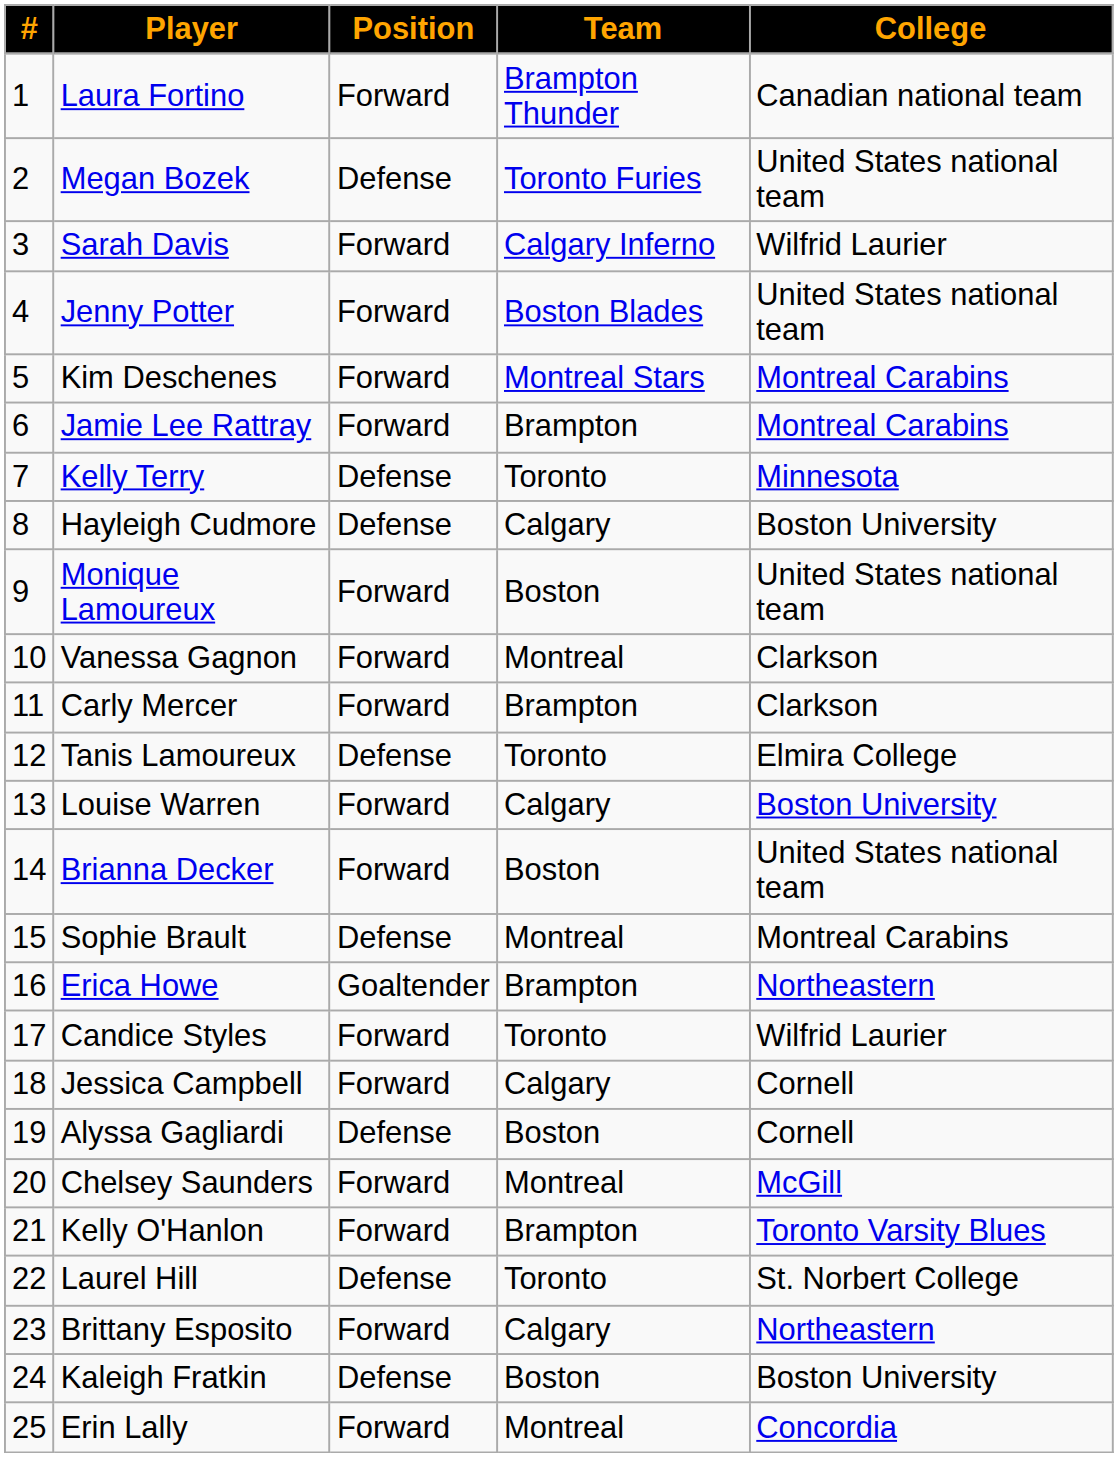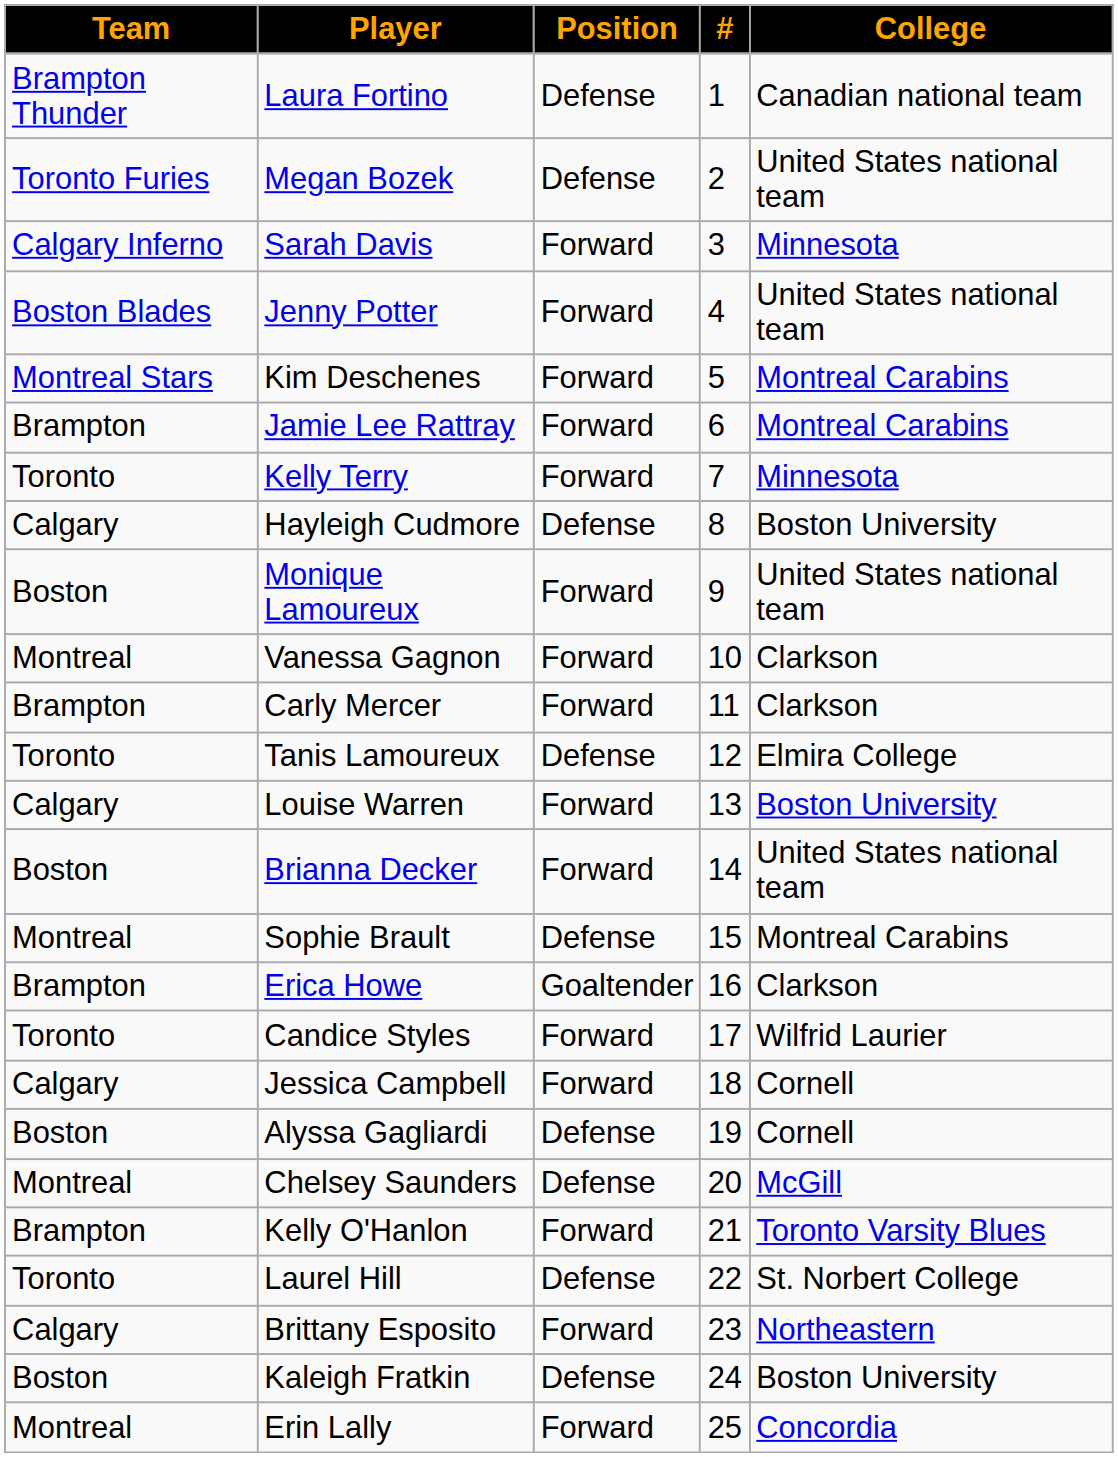columns swapped: (29, 28) <-> (623, 28)
(394, 95) Forward -> (598, 95) Defense
(852, 245) Wilfrid Laurier -> (828, 245) Minnesota
(394, 476) Defense -> (597, 476) Forward
(846, 986) Northeastern -> (817, 986) Clarkson
(394, 1182) Forward -> (598, 1182) Defense
